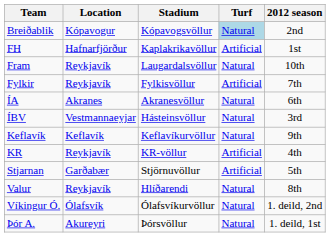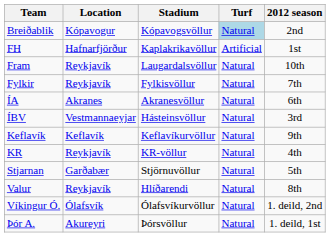(242, 83) Artificial -> (238, 83) Natural
(242, 153) Artificial -> (238, 153) Natural
(242, 170) Artificial -> (238, 170) Natural
